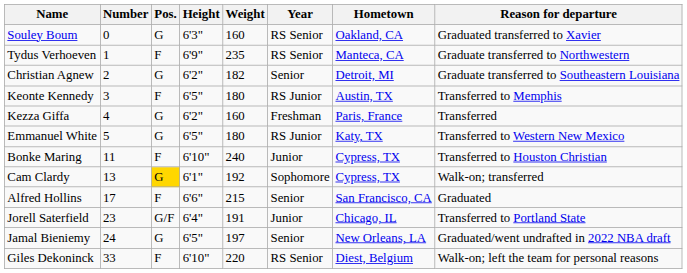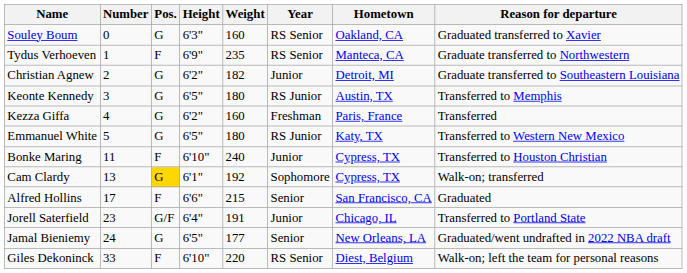(287, 75) Senior -> (287, 75) Junior
(158, 95) F -> (159, 95) G
(235, 237) 197 -> (235, 237) 177
